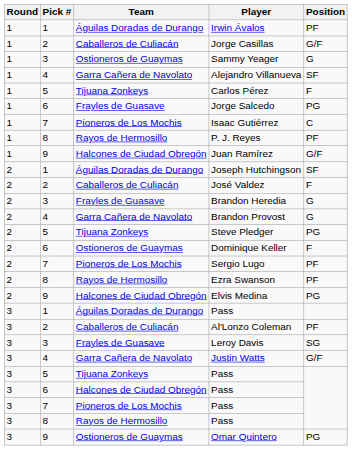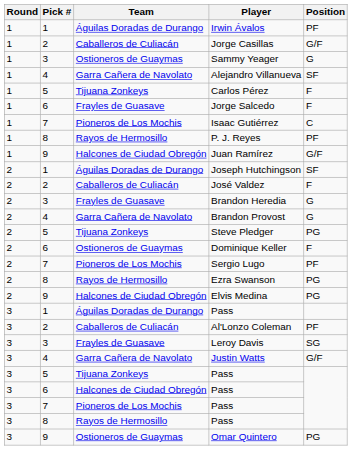(313, 106) PG -> (309, 106) F
(312, 279) PF -> (313, 279) PG
